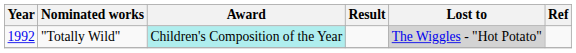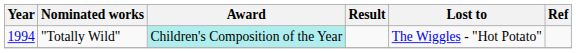(21, 36) 1992 -> (21, 36) 1994
(467, 36) lightgrey background -> (467, 36) no background
